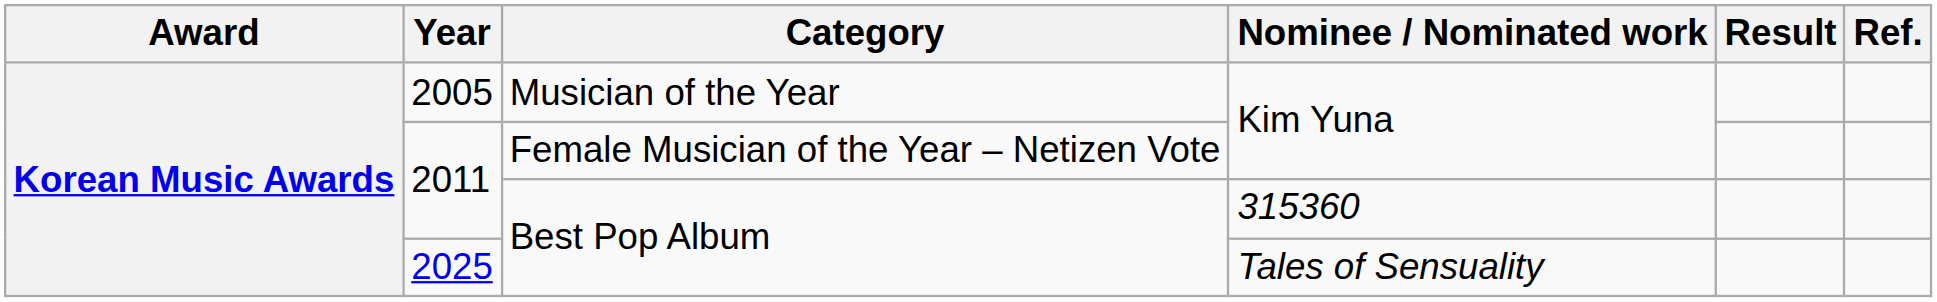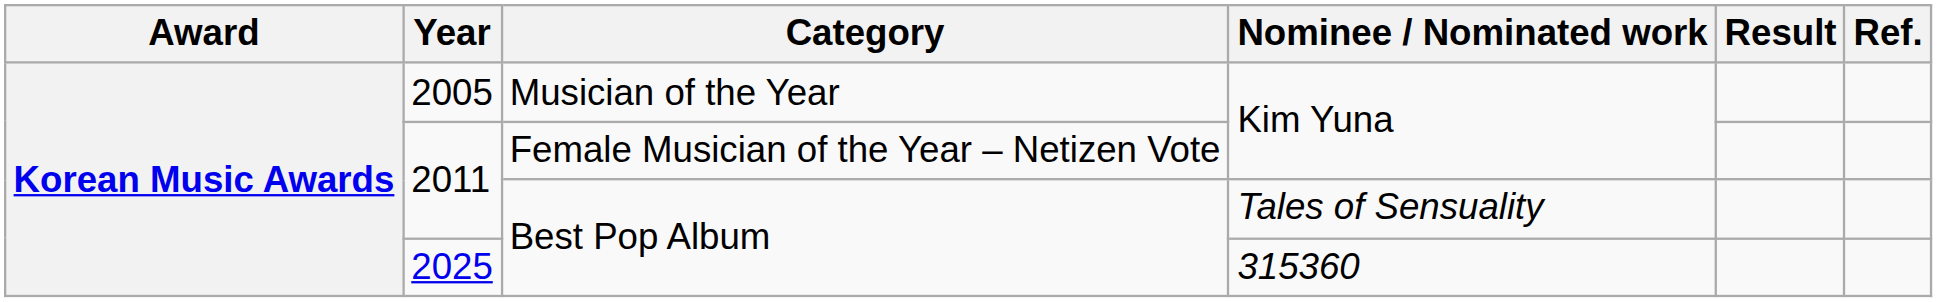(1299, 207) 315360 -> (1390, 207) Tales of Sensuality
(1390, 265) Tales of Sensuality -> (1299, 265) 315360
